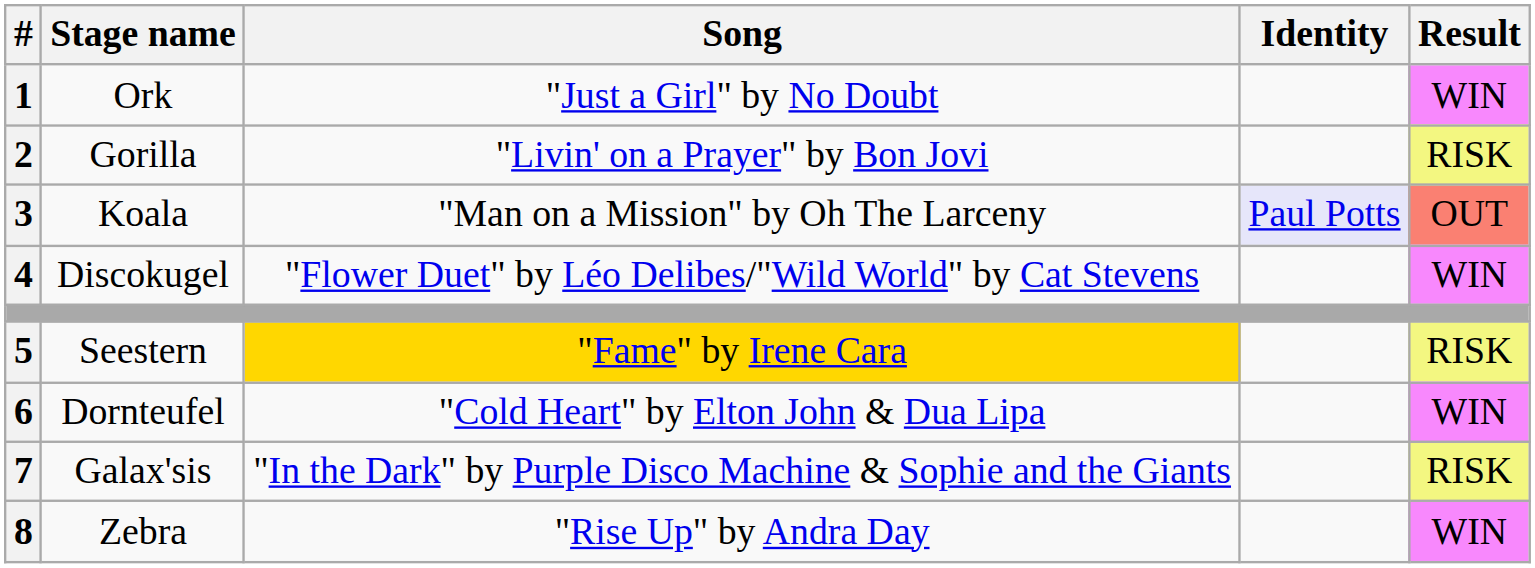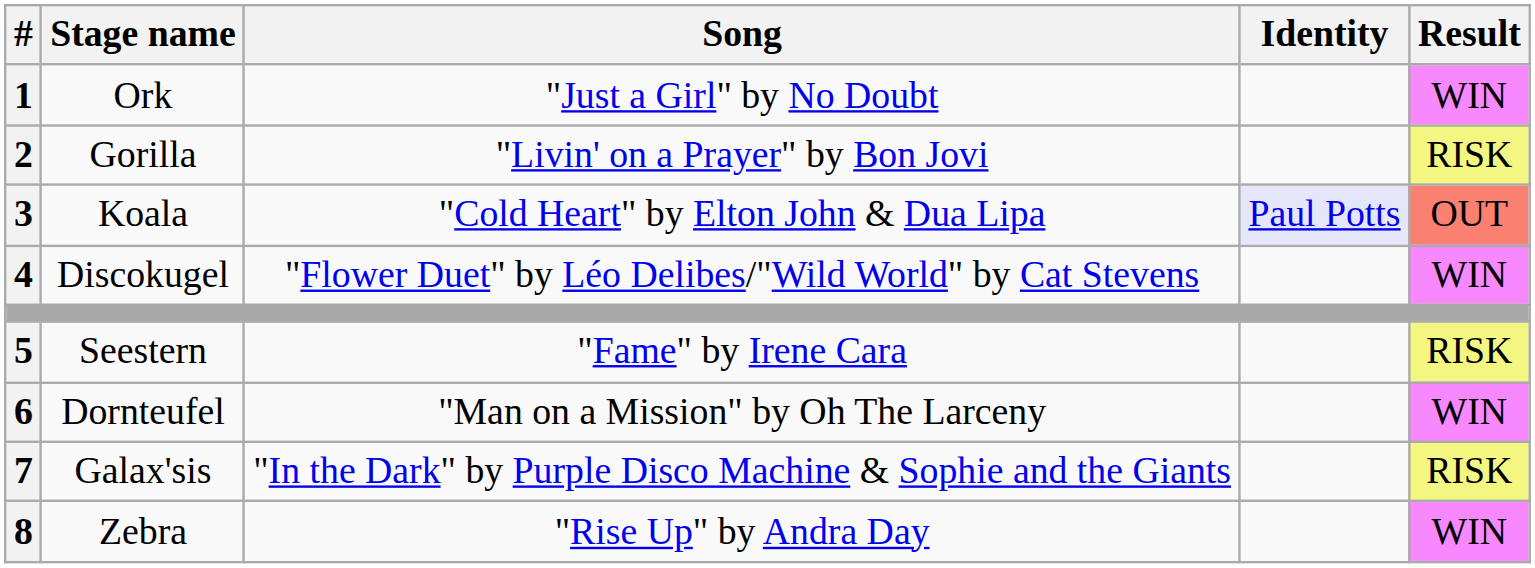(742, 214) "Man on a Mission" by Oh The Larceny -> (742, 214) "Cold Heart" by Elton John & Dua Lipa
(742, 351) gold background -> (742, 351) no background
(742, 411) "Cold Heart" by Elton John & Dua Lipa -> (742, 411) "Man on a Mission" by Oh The Larceny
